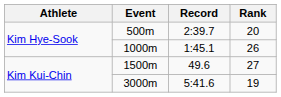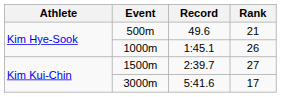(199, 31) 2:39.7 -> (199, 31) 49.6
(253, 31) 20 -> (253, 31) 21
(199, 66) 49.6 -> (199, 66) 2:39.7
(253, 84) 19 -> (253, 84) 17
